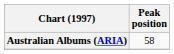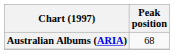(149, 40) 58 -> (149, 40) 68
